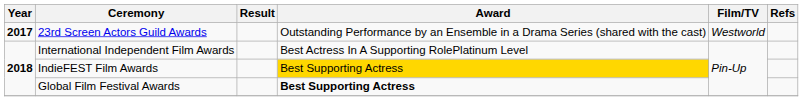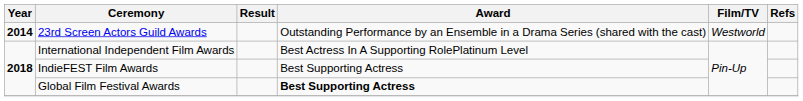(20, 31) 2017 -> (20, 31) 2014
(342, 68) gold background -> (342, 68) no background
